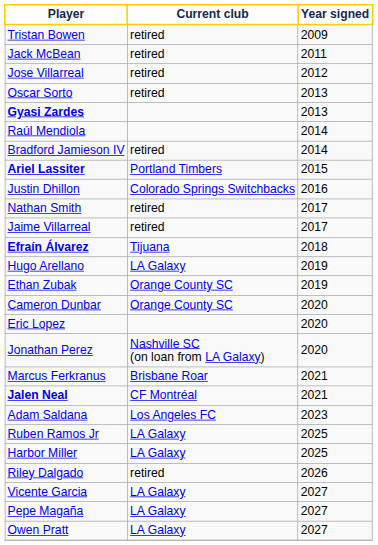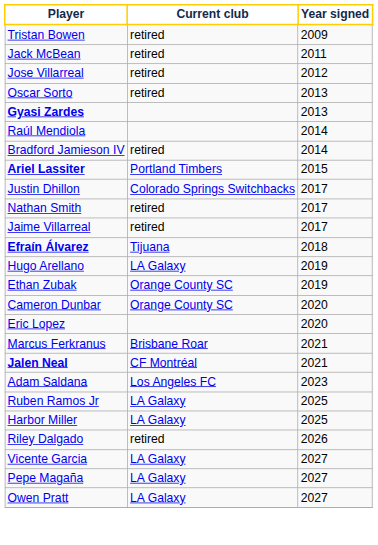(314, 189) 2016 -> (314, 189) 2017
- row: (50, 350)
